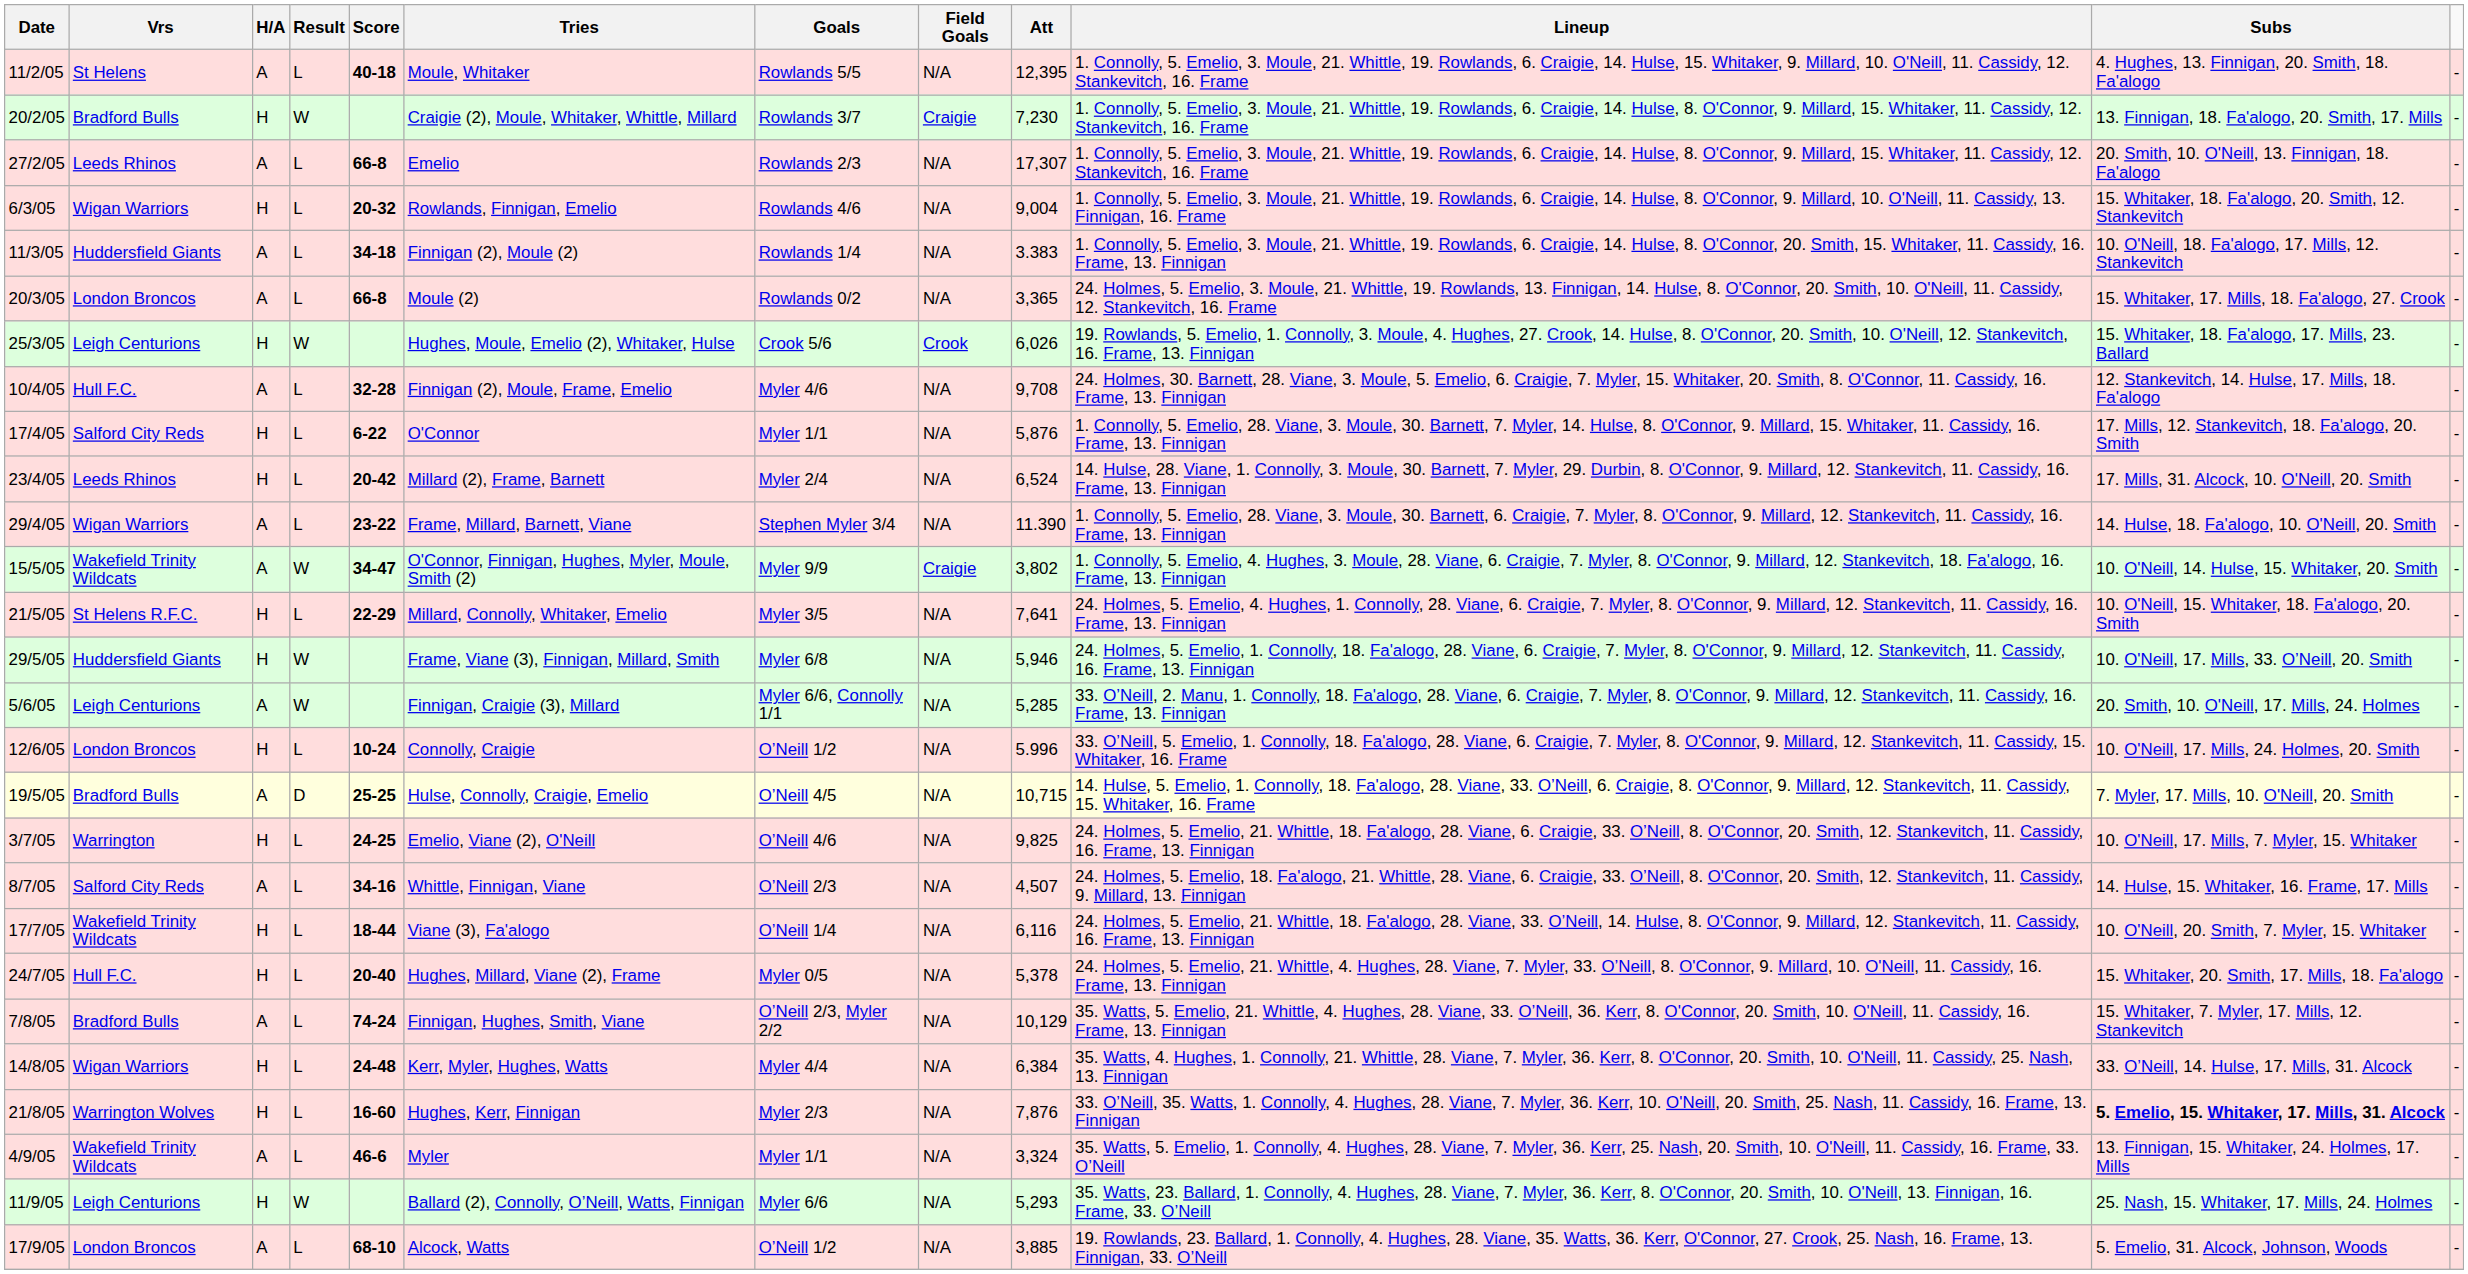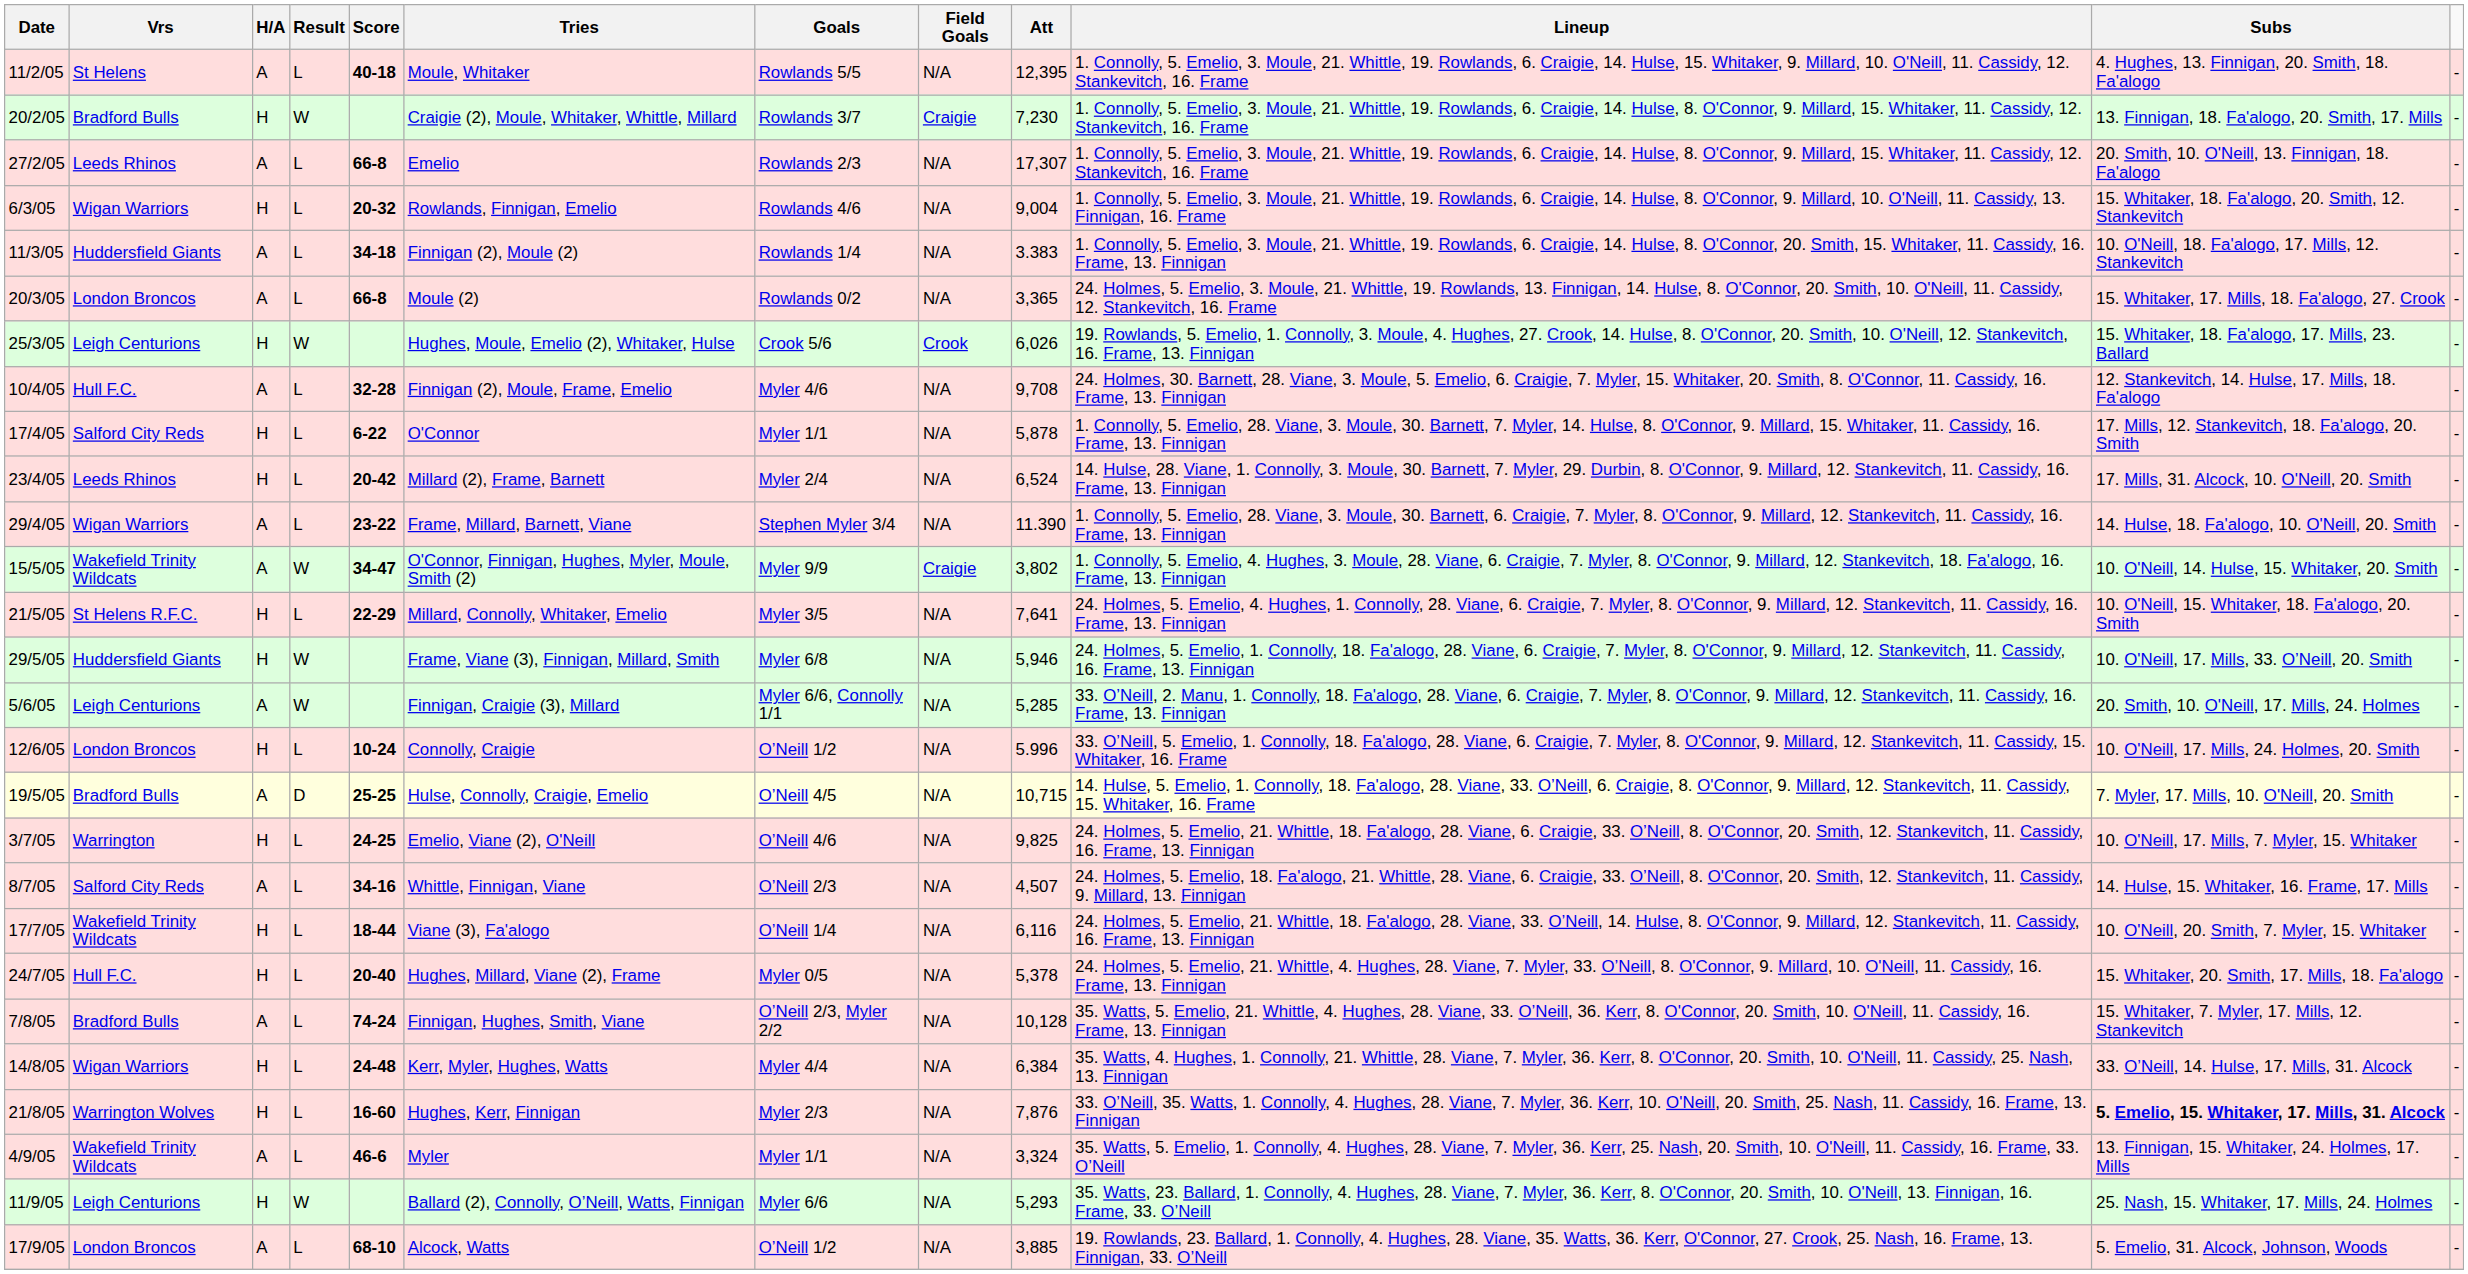(1037, 433) 5,876 -> (1037, 433) 5,878
(1041, 1021) 10,129 -> (1041, 1021) 10,128
